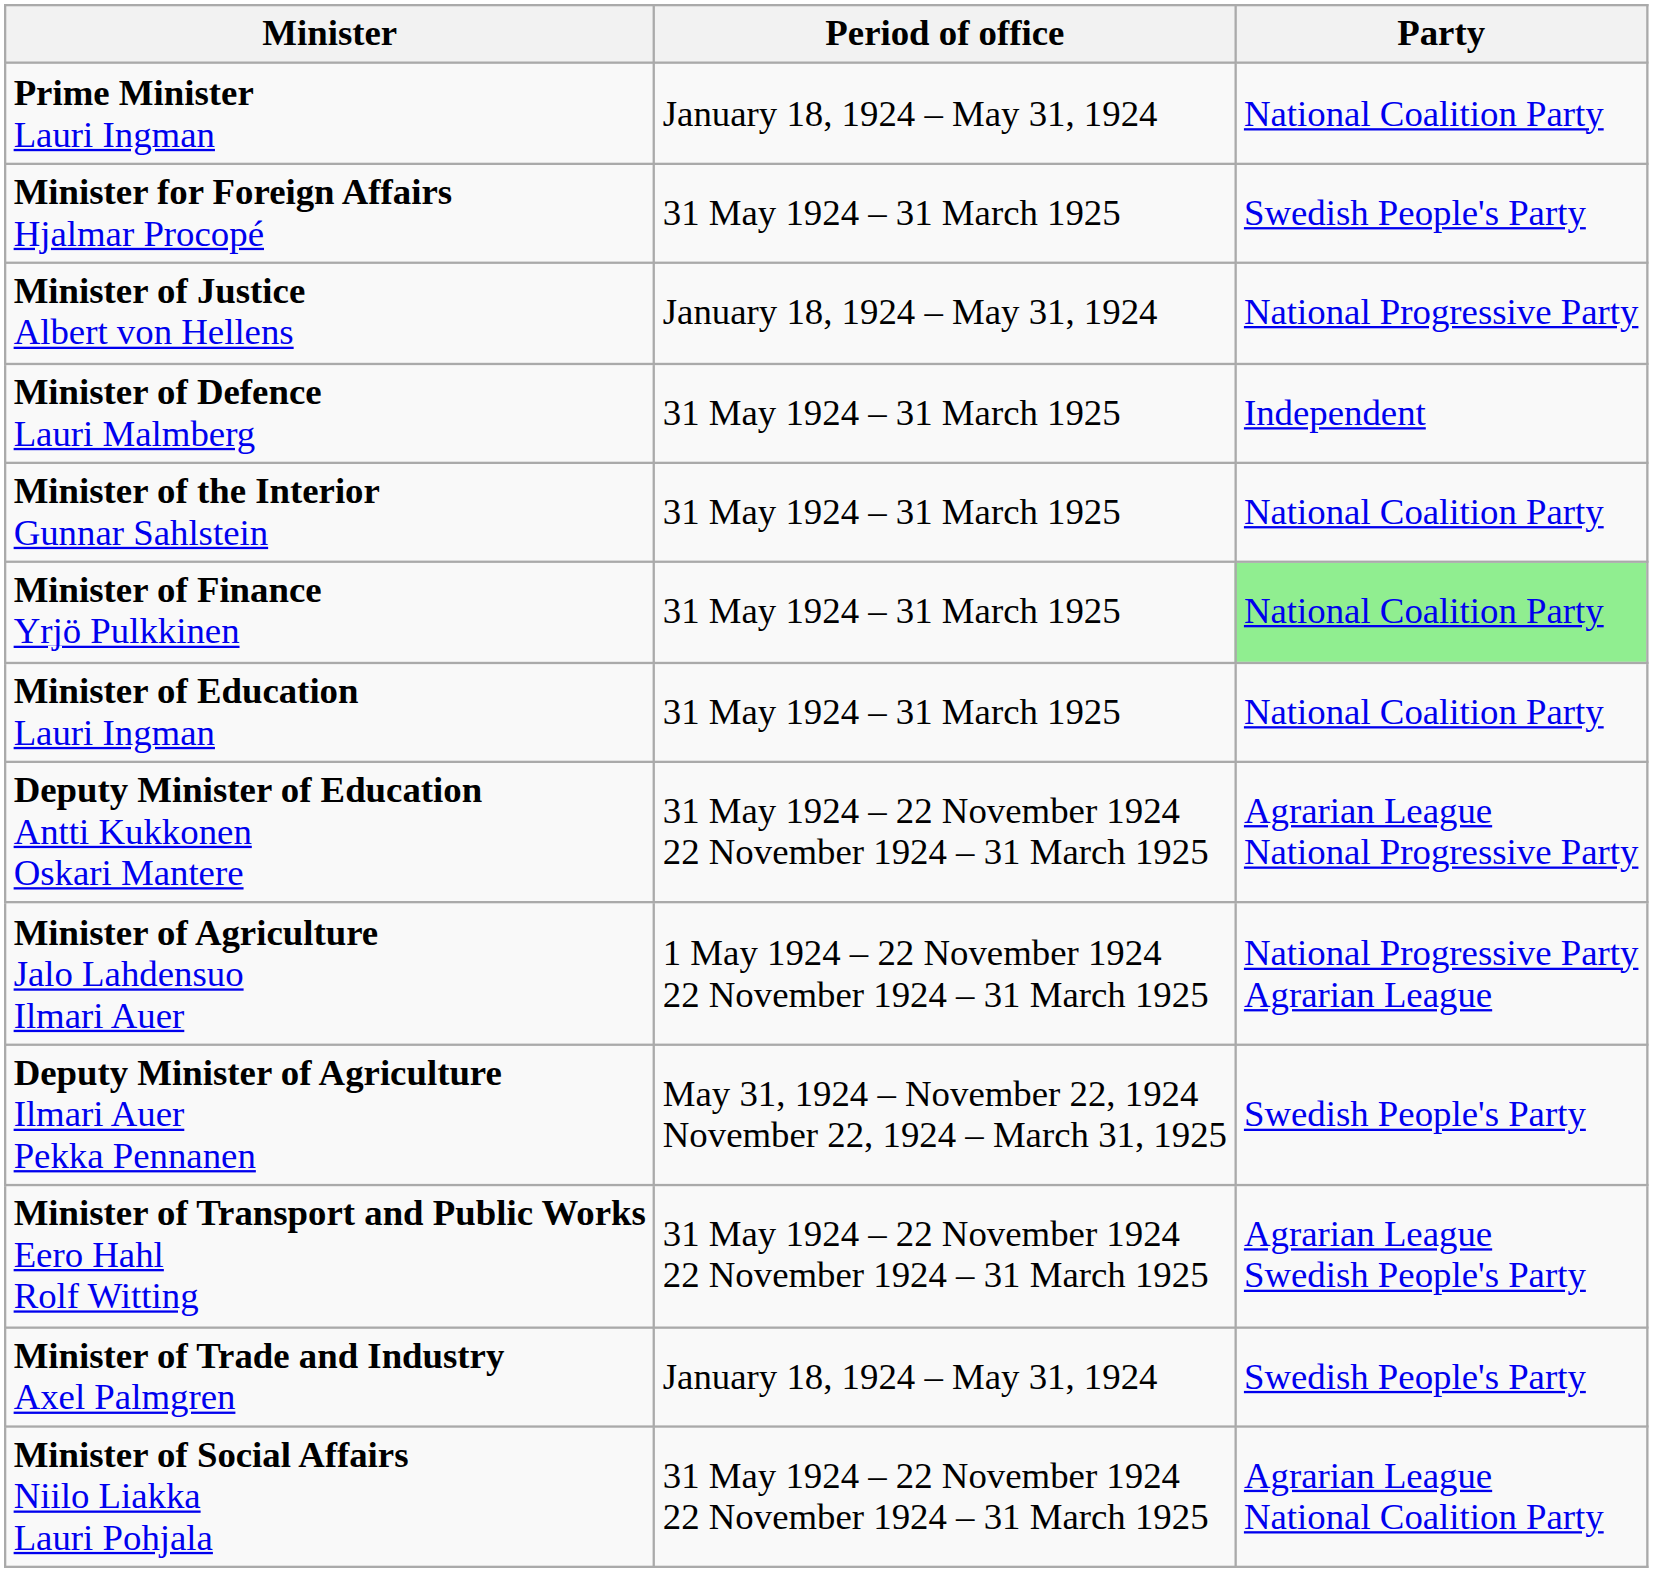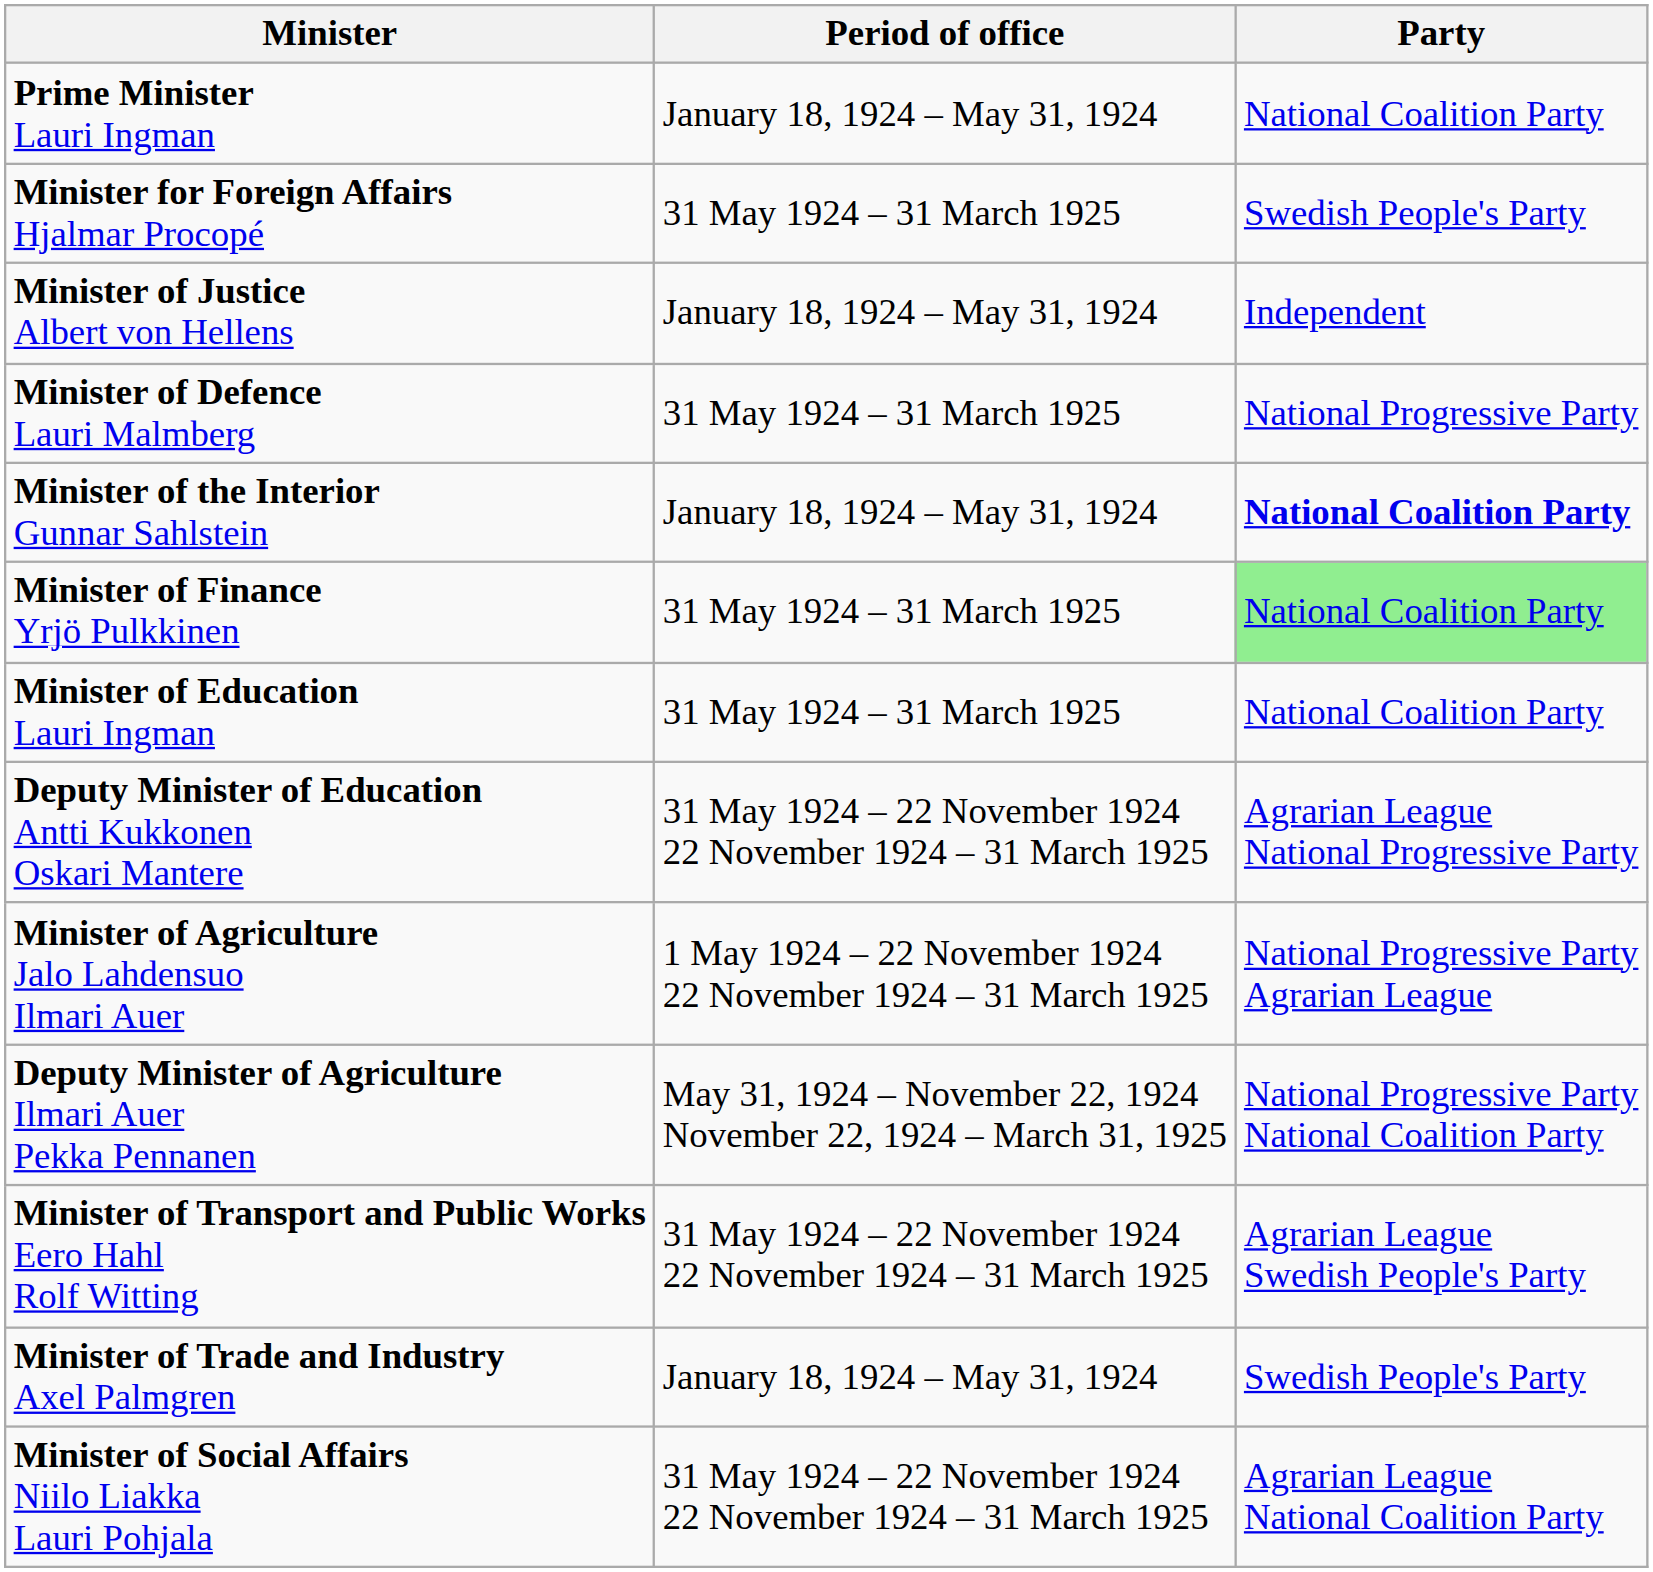(1441, 312) National Progressive Party -> (1335, 312) Independent
(1335, 412) Independent -> (1441, 412) National Progressive Party
(892, 511) 31 May 1924 – 31 March 1925 -> (910, 511) January 18, 1924 – May 31, 1924
(1424, 511) normal -> (1437, 511) bold
(1415, 1114) Swedish People's Party -> (1441, 1114) National Progressive Party National Coalition Party
